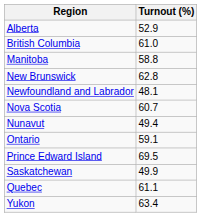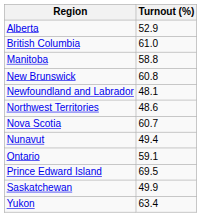(148, 76) 62.8 -> (148, 76) 60.8
+ row: (53, 108)
- row: (24, 188)
